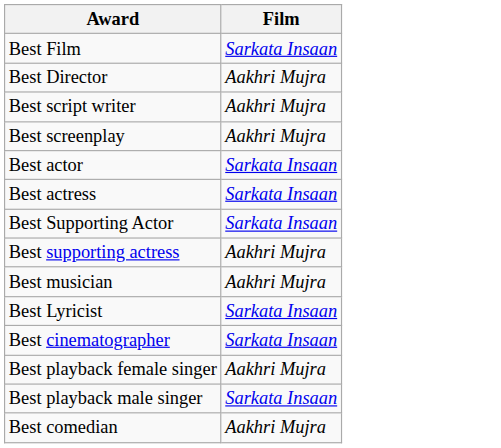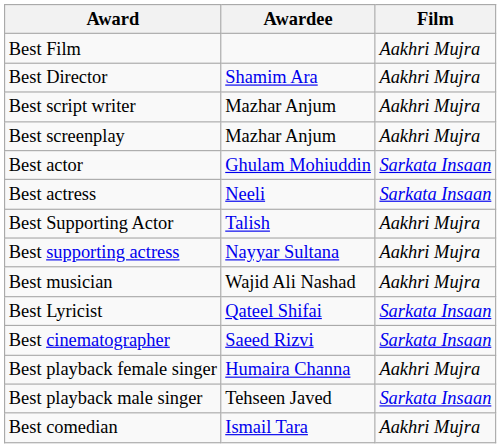+ column: (298, 19)
(281, 48) Sarkata Insaan -> (430, 48) Aakhri Mujra
(281, 223) Sarkata Insaan -> (430, 223) Aakhri Mujra
